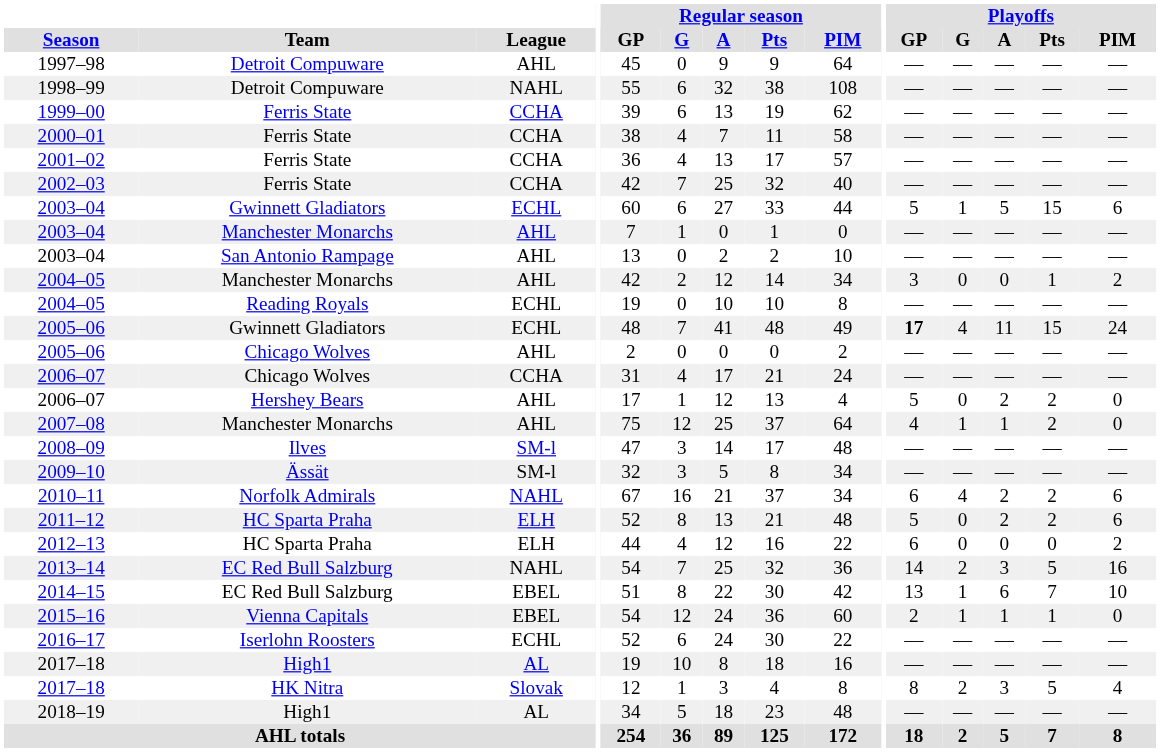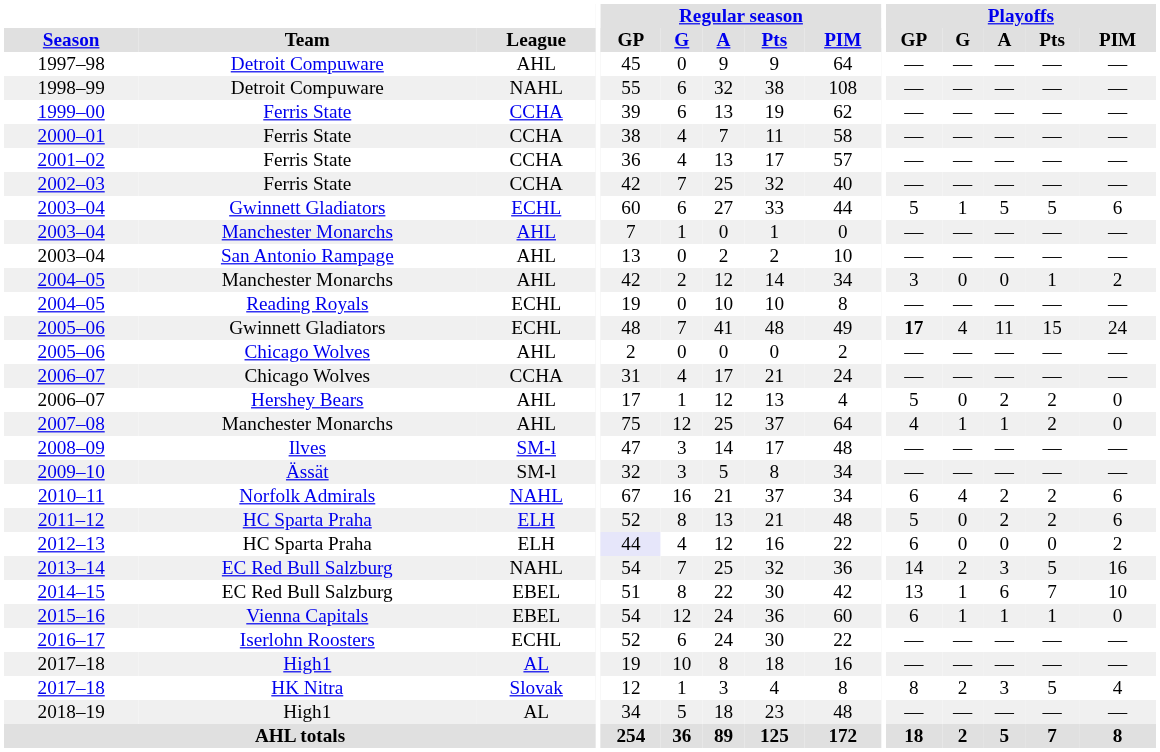(1052, 207) 15 -> (1052, 207) 5
(631, 543) no background -> (631, 543) lavender background
(914, 615) 2 -> (914, 615) 6
